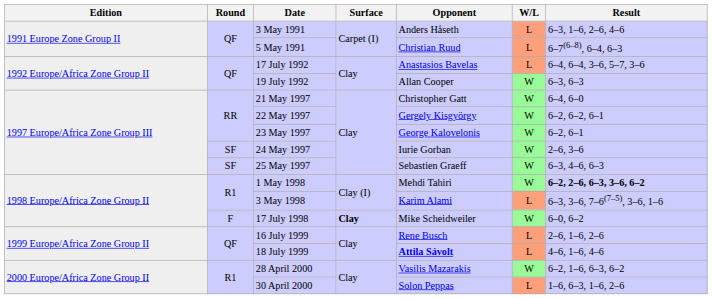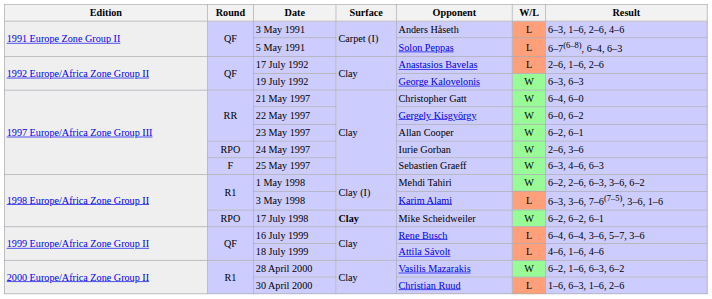(430, 47) Christian Ruud -> (426, 47) Solon Peppas
(596, 65) 6–4, 6–4, 3–6, 5–7, 3–6 -> (576, 65) 2–6, 1–6, 2–6
(426, 82) Allan Cooper -> (439, 82) George Kalovelonis
(576, 115) 6–2, 6–2, 6–1 -> (566, 115) 6–0, 6–2
(439, 132) George Kalovelonis -> (426, 132) Allan Cooper
(230, 149) SF -> (230, 149) RPO
(230, 166) SF -> (230, 166) F
(596, 183) bold -> (596, 183) normal
(230, 218) F -> (230, 218) RPO
(566, 218) 6–0, 6–2 -> (576, 218) 6–2, 6–2, 6–1
(576, 235) 2–6, 1–6, 2–6 -> (596, 235) 6–4, 6–4, 3–6, 5–7, 3–6
(426, 252) bold -> (424, 252) normal
(426, 285) Solon Peppas -> (430, 285) Christian Ruud
